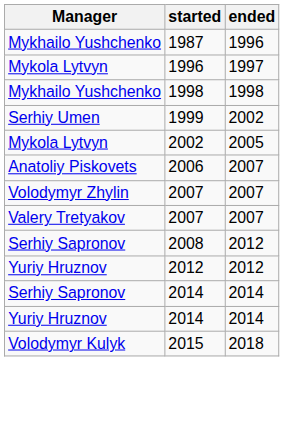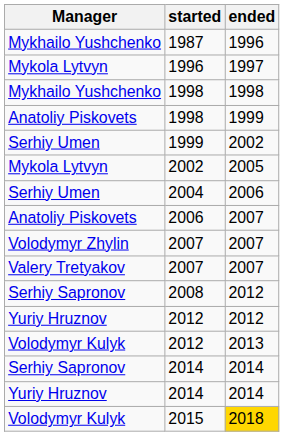+ row: (72, 117)
+ row: (54, 192)
+ row: (67, 343)
(246, 343) no background -> (246, 419) gold background
